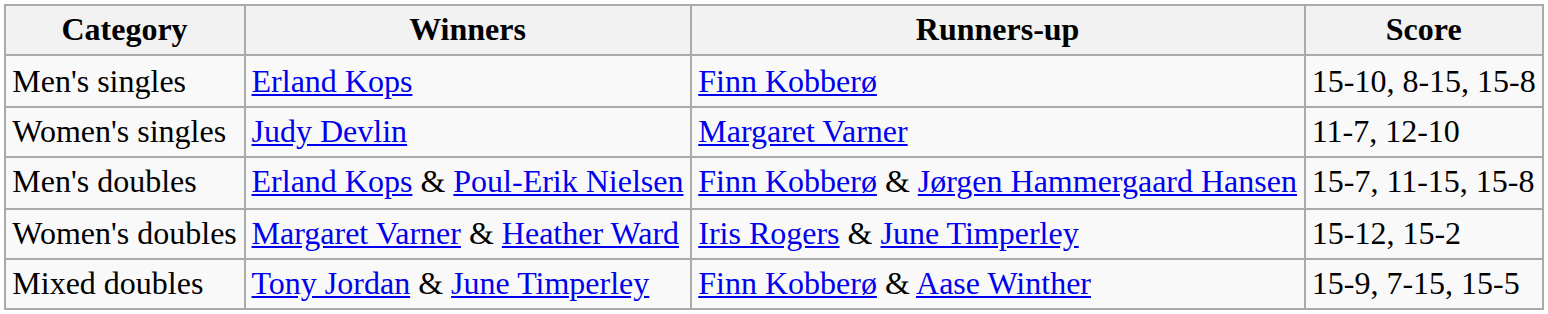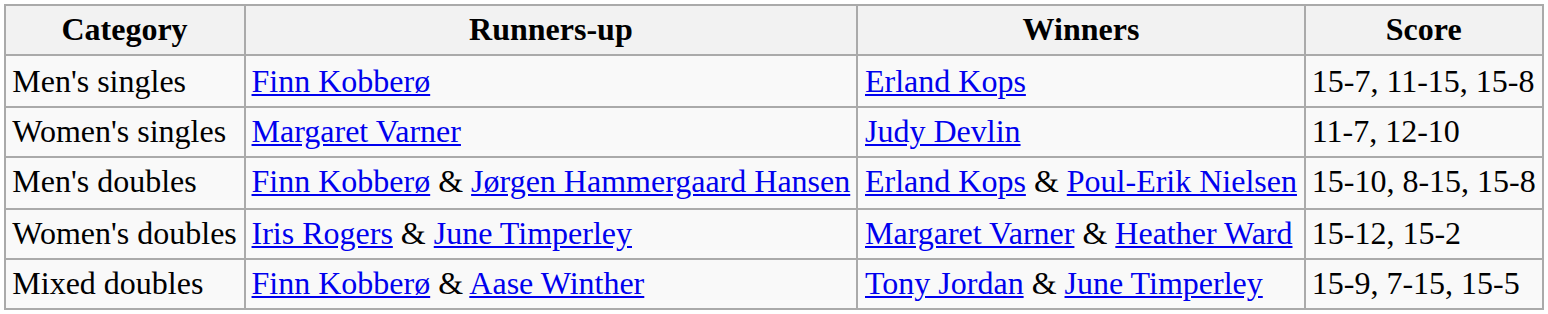columns swapped: (468, 29) <-> (998, 29)
(1424, 80) 15-10, 8-15, 15-8 -> (1423, 80) 15-7, 11-15, 15-8
(1423, 182) 15-7, 11-15, 15-8 -> (1424, 182) 15-10, 8-15, 15-8
